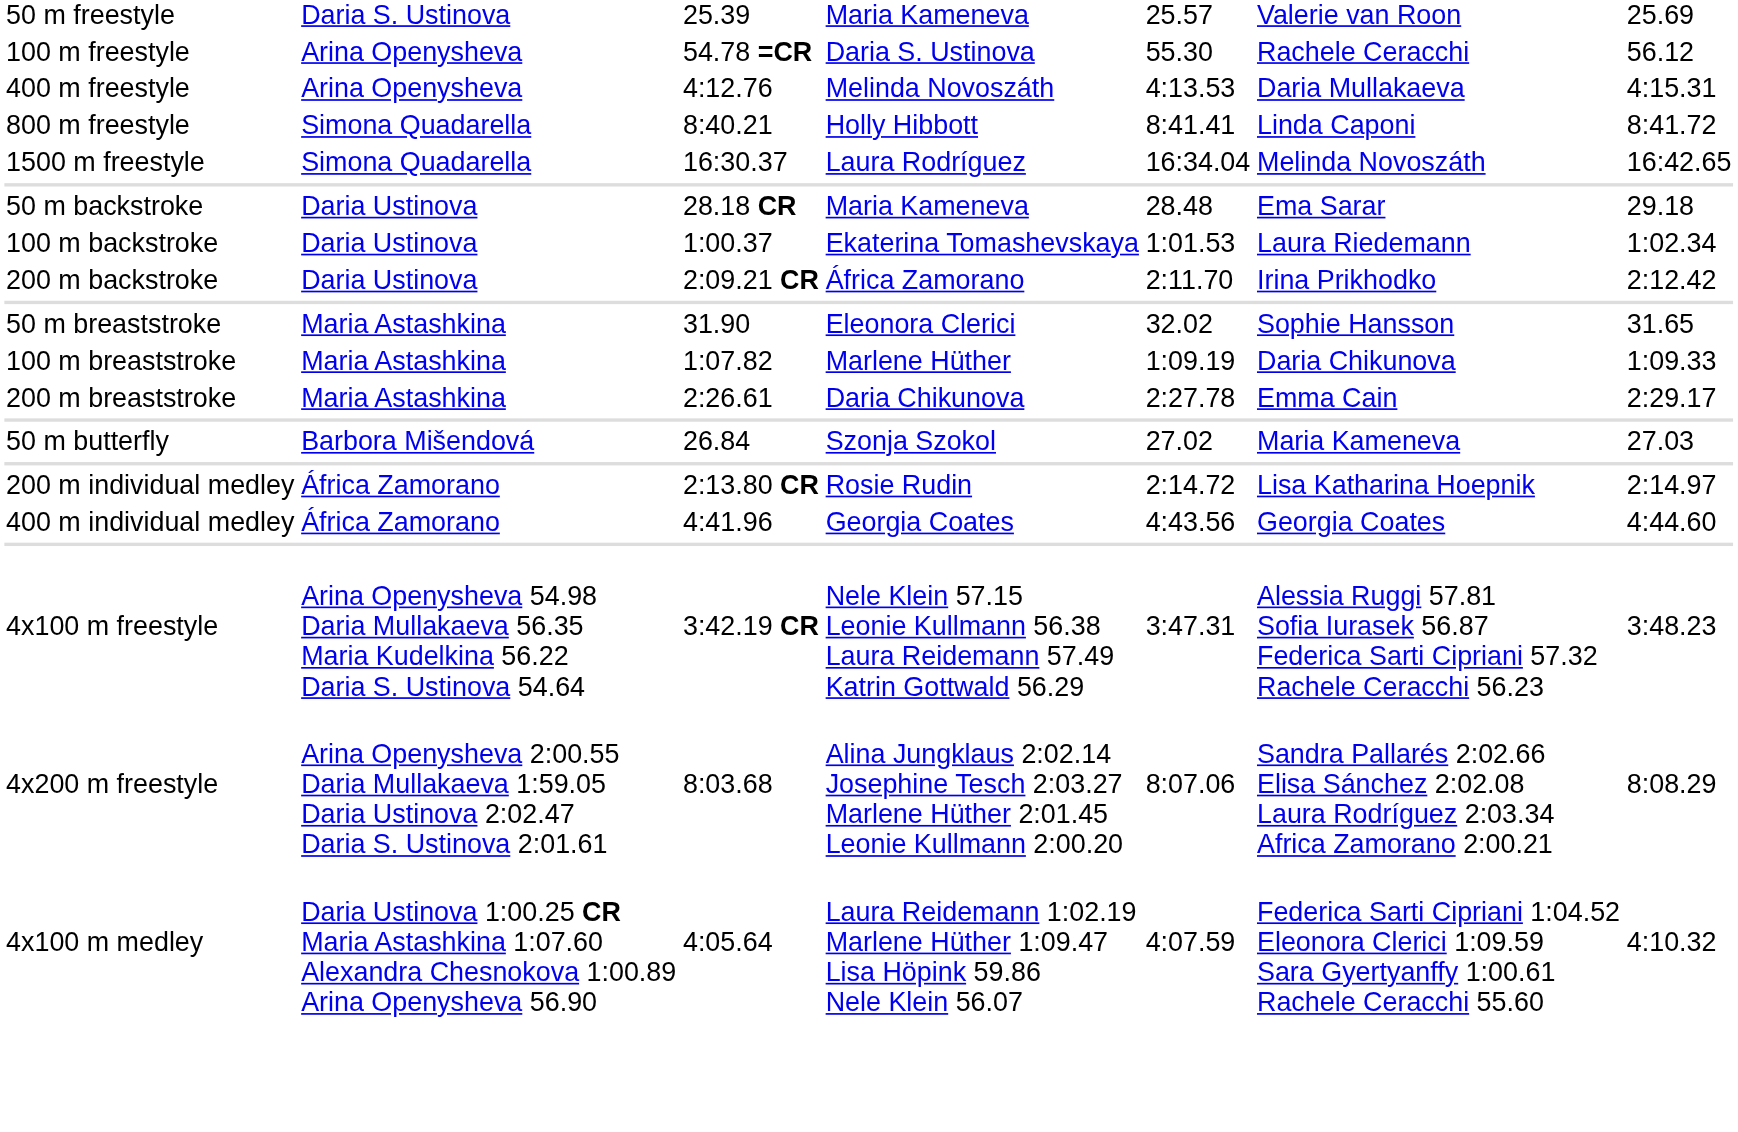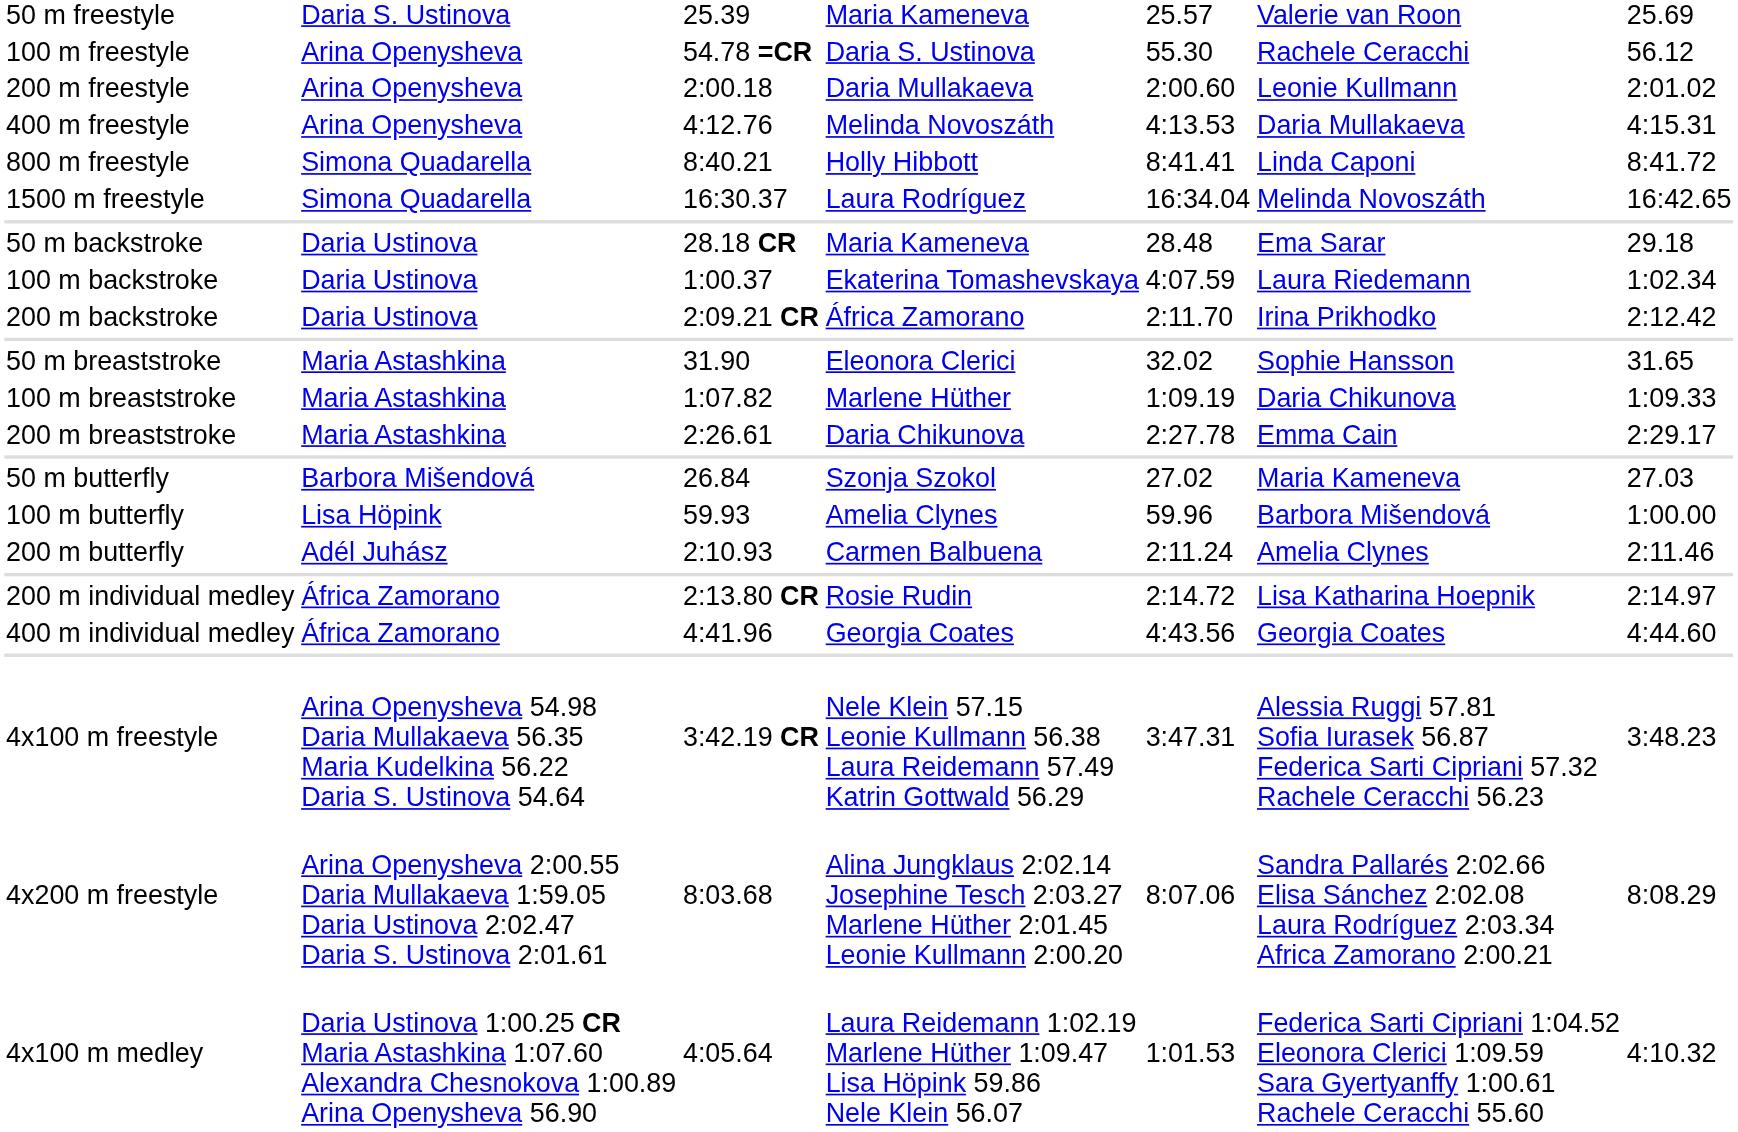+ row: (98, 88)
(1190, 243) 1:01.53 -> (1190, 280) 4:07.59
+ row: (95, 515)
+ row: (95, 552)
(1190, 942) 4:07.59 -> (1190, 1053) 1:01.53
